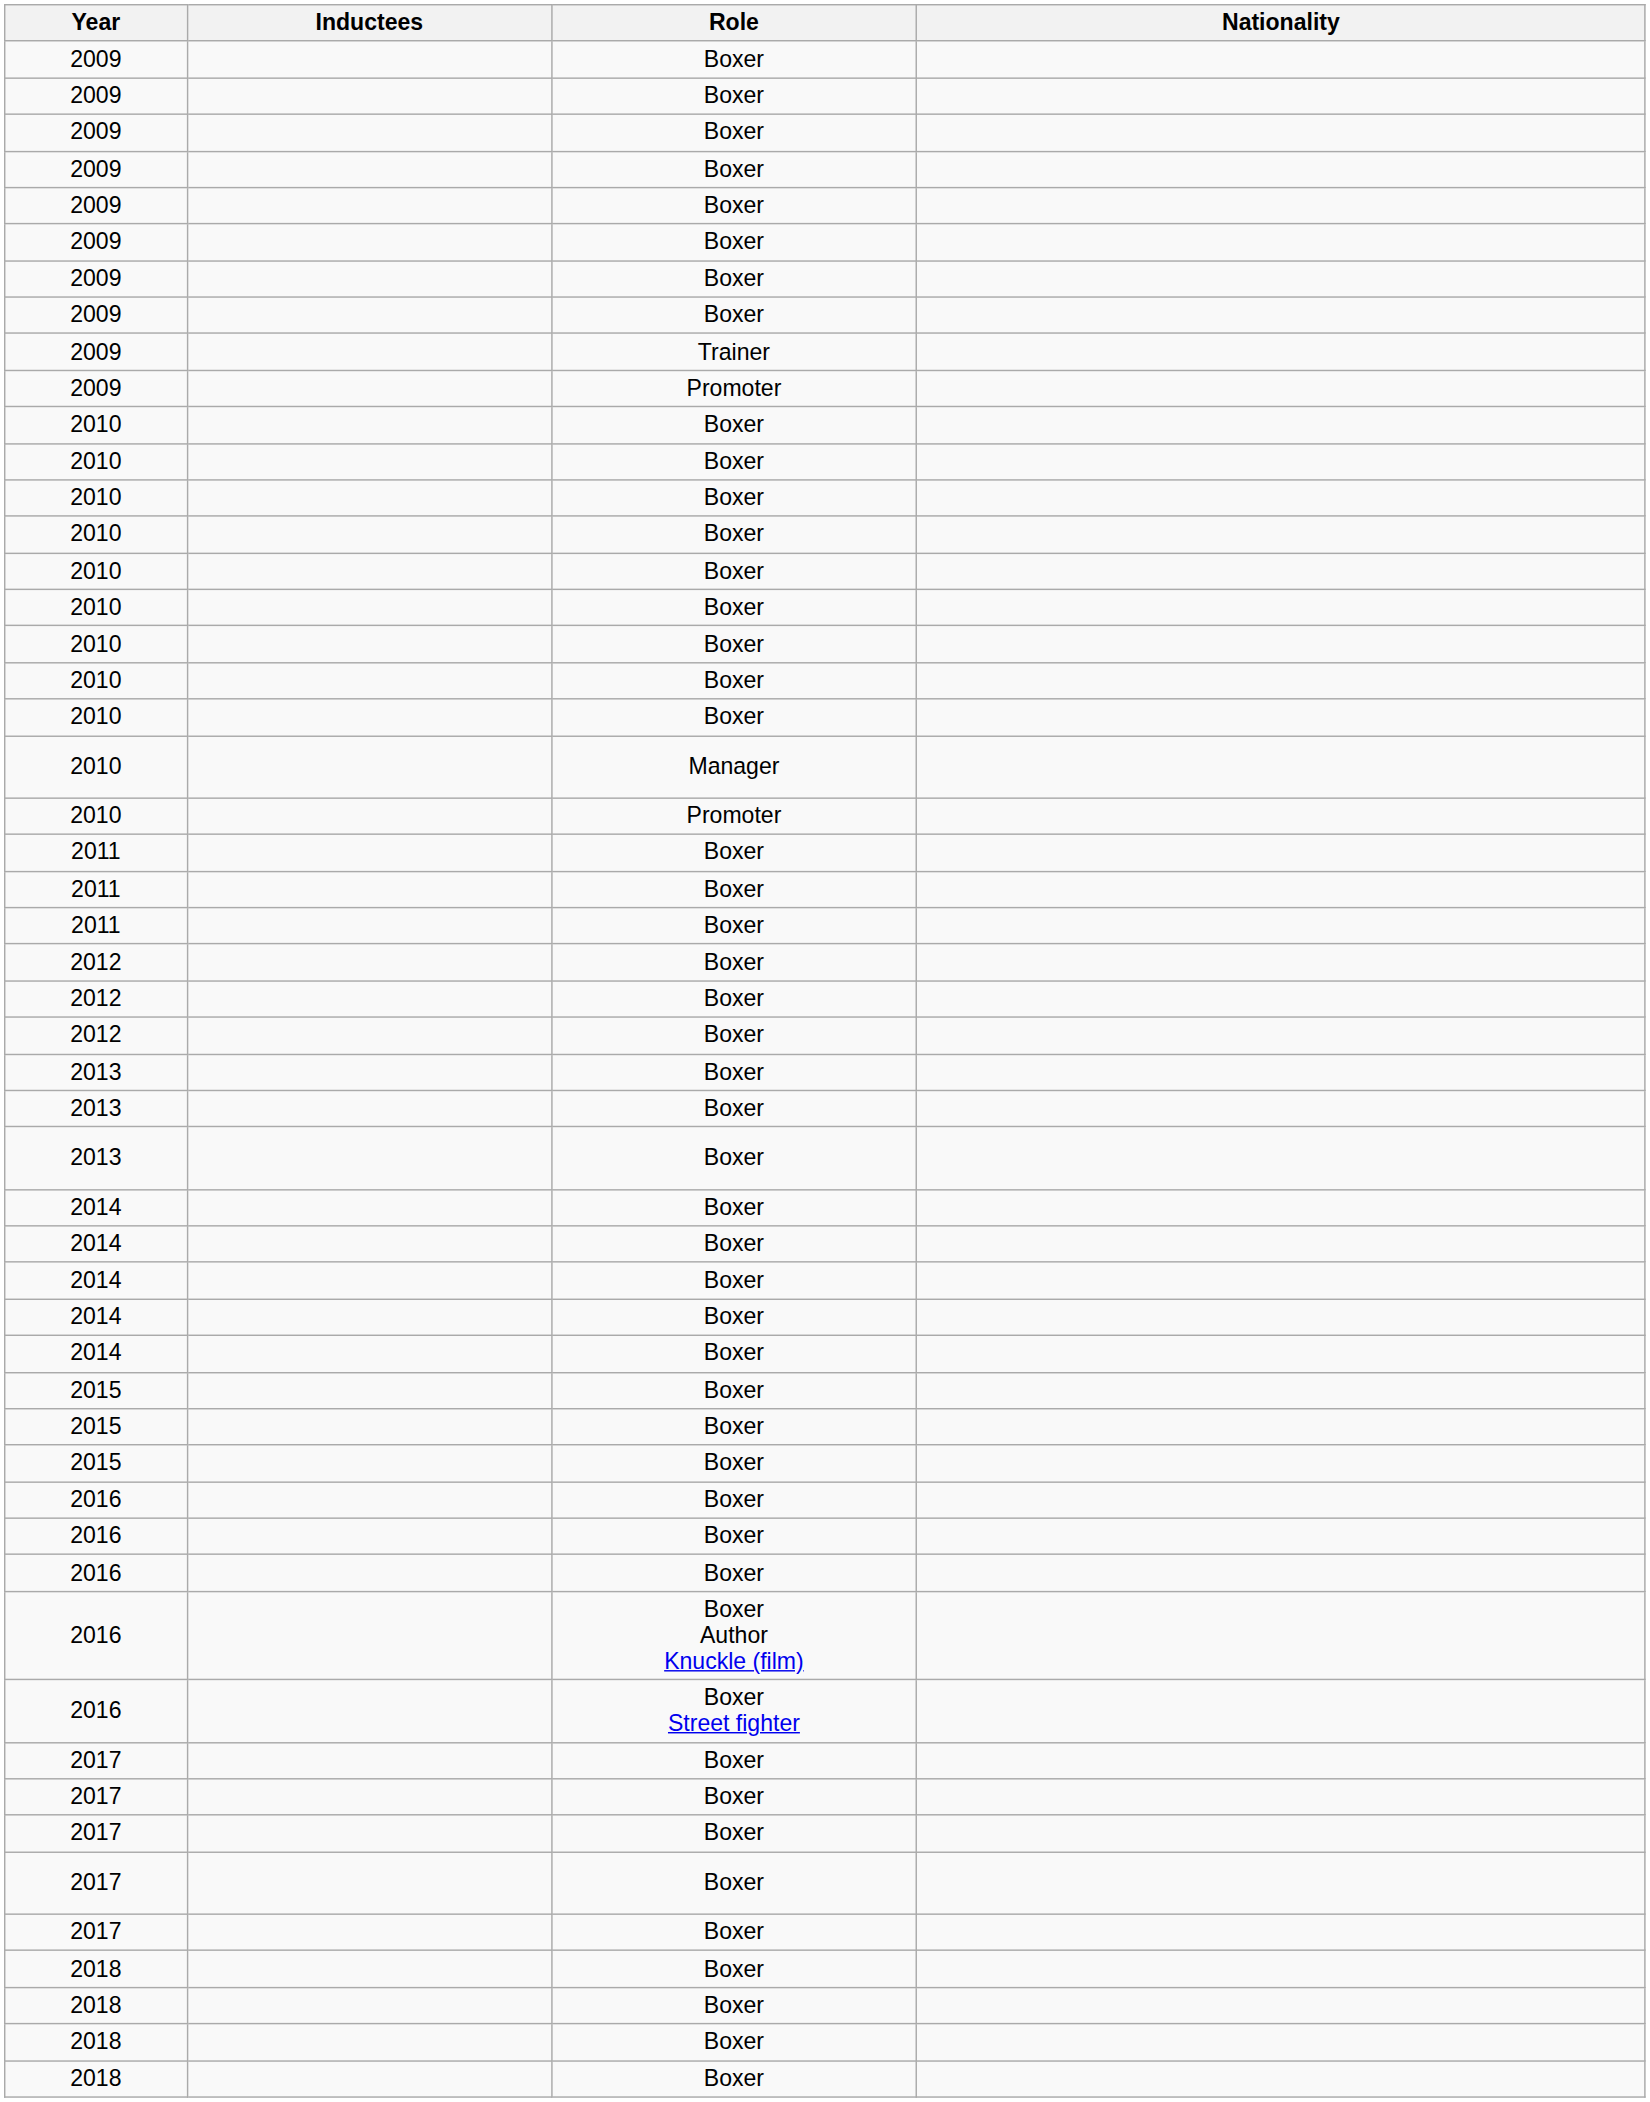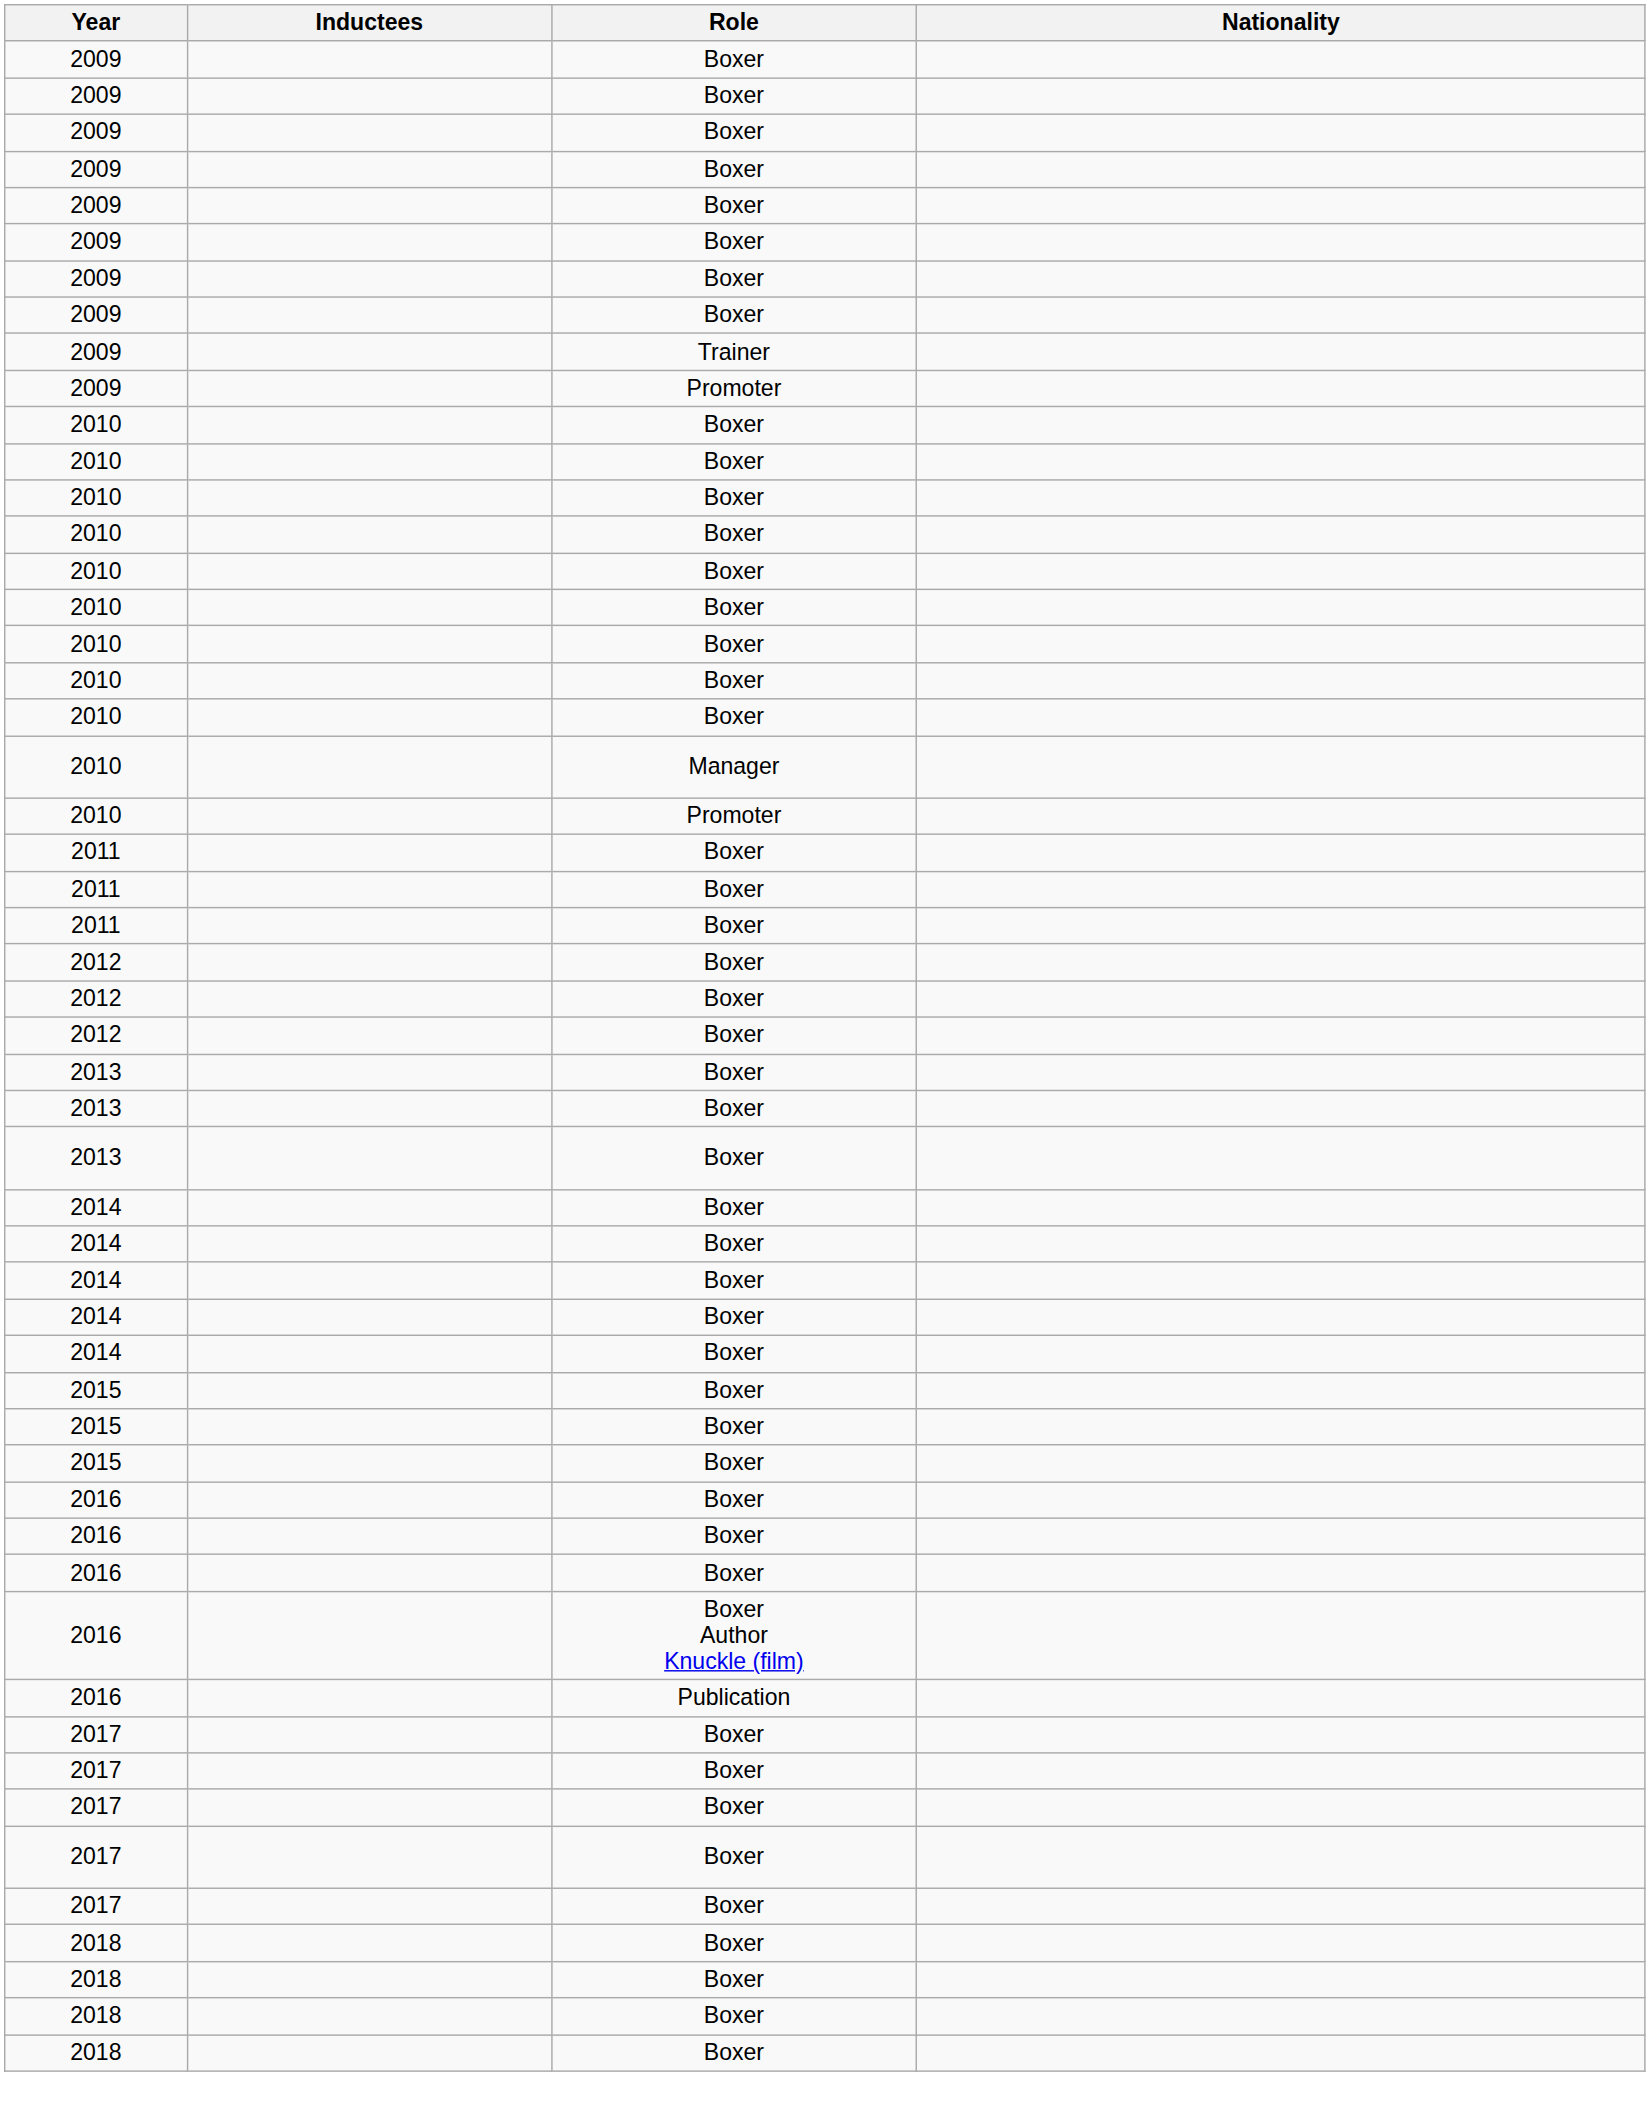- row: (96, 1710)
+ row: (96, 1697)
